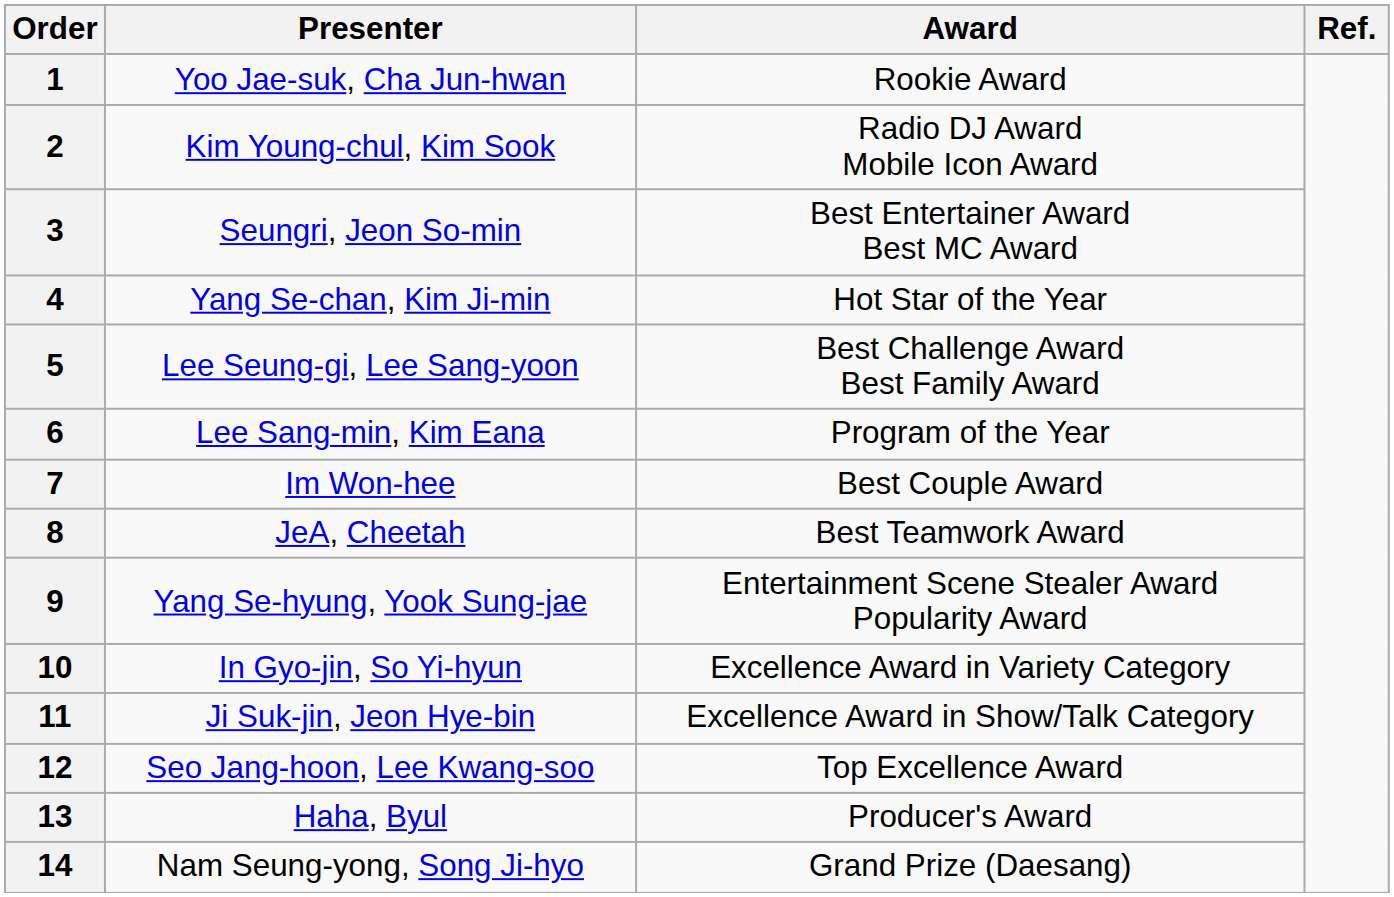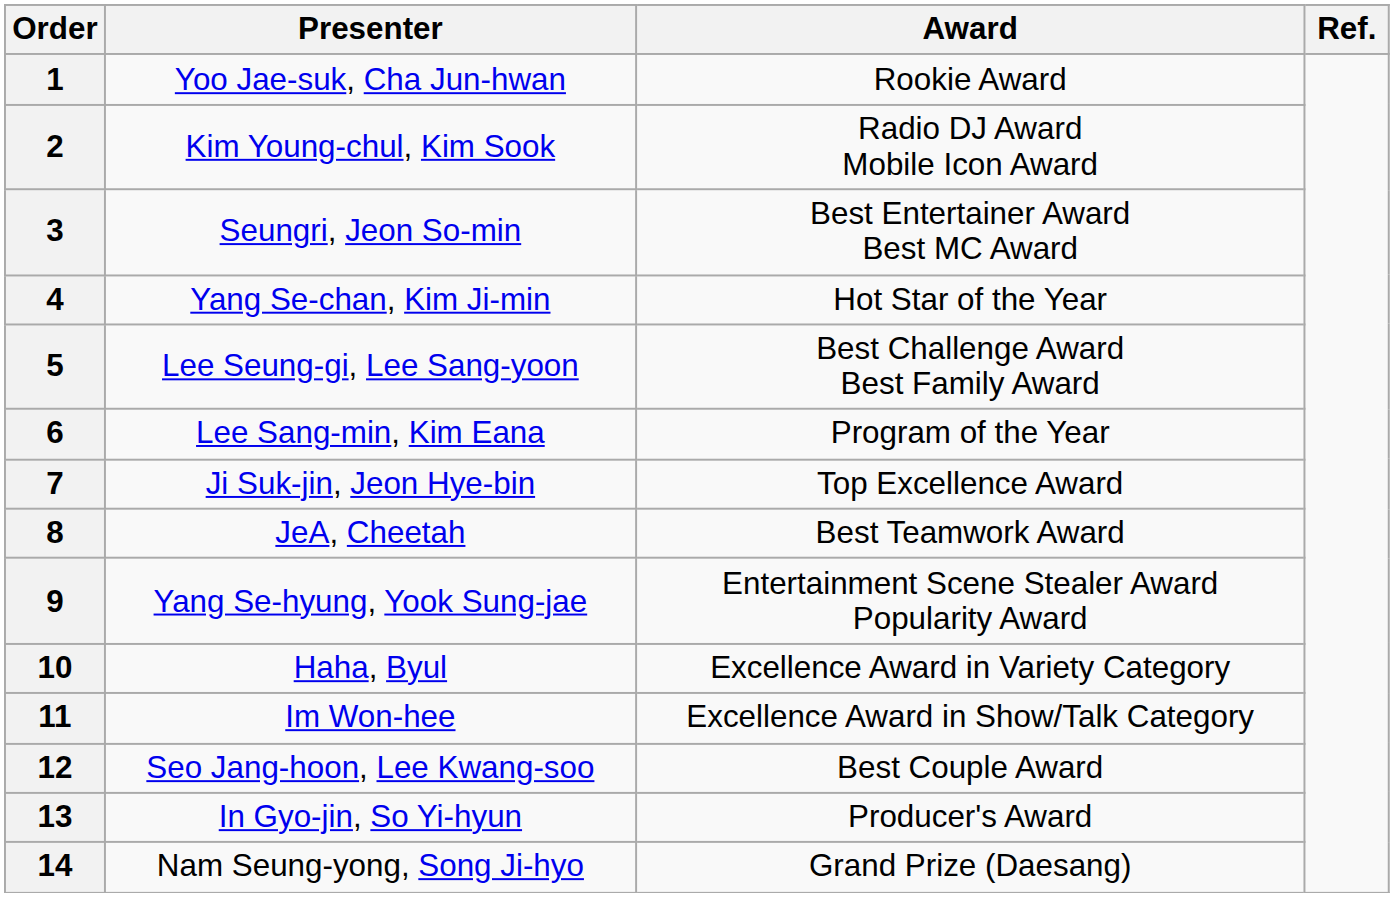(370, 483) Im Won-hee -> (370, 483) Ji Suk-jin, Jeon Hye-bin
(970, 483) Best Couple Award -> (970, 483) Top Excellence Award
(370, 667) In Gyo-jin, So Yi-hyun -> (370, 667) Haha, Byul
(370, 717) Ji Suk-jin, Jeon Hye-bin -> (370, 717) Im Won-hee
(970, 767) Top Excellence Award -> (970, 767) Best Couple Award
(370, 817) Haha, Byul -> (370, 817) In Gyo-jin, So Yi-hyun
